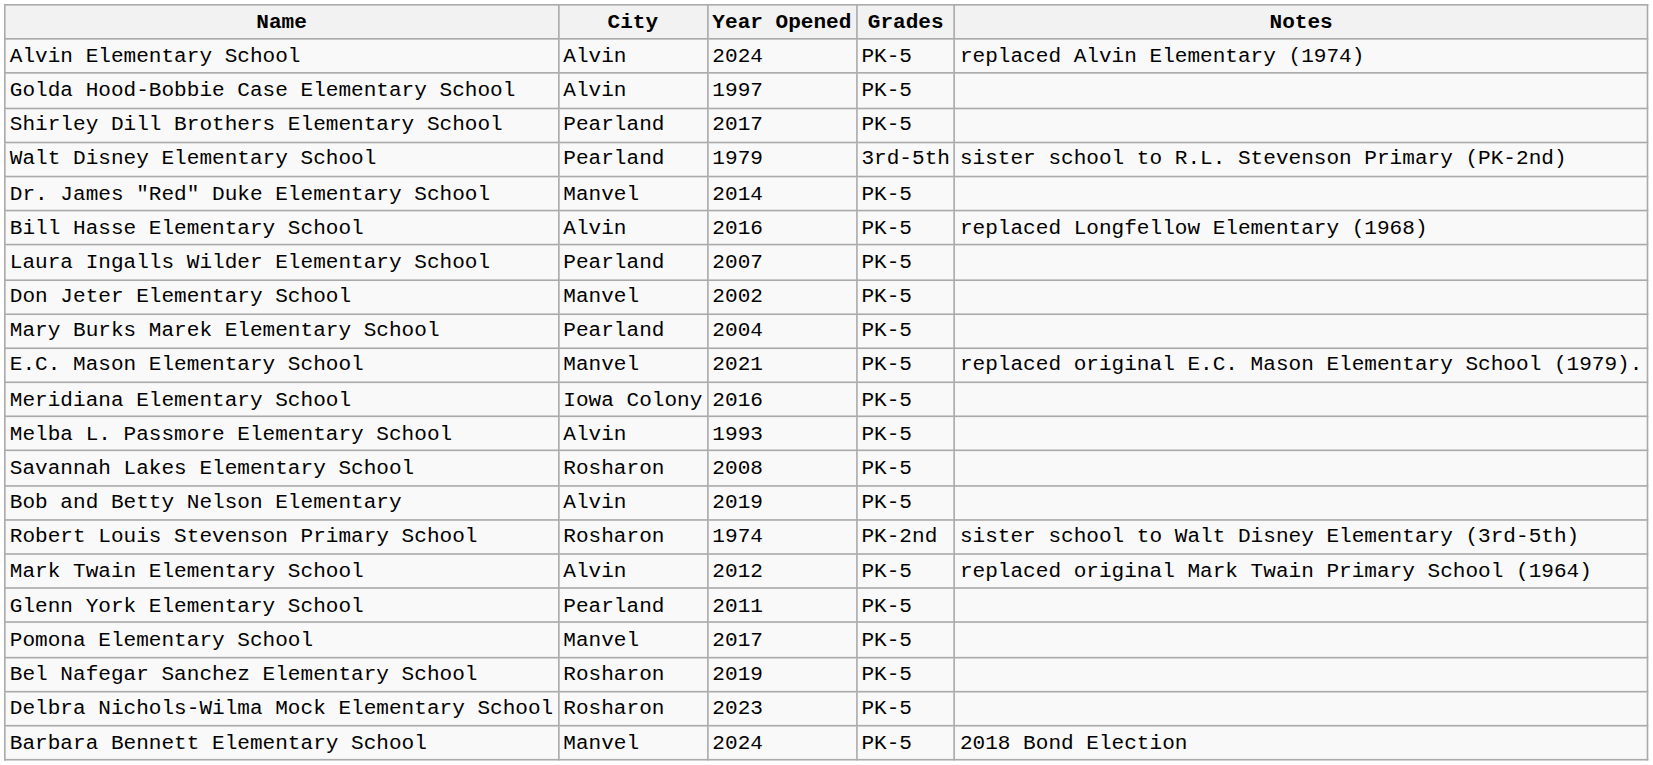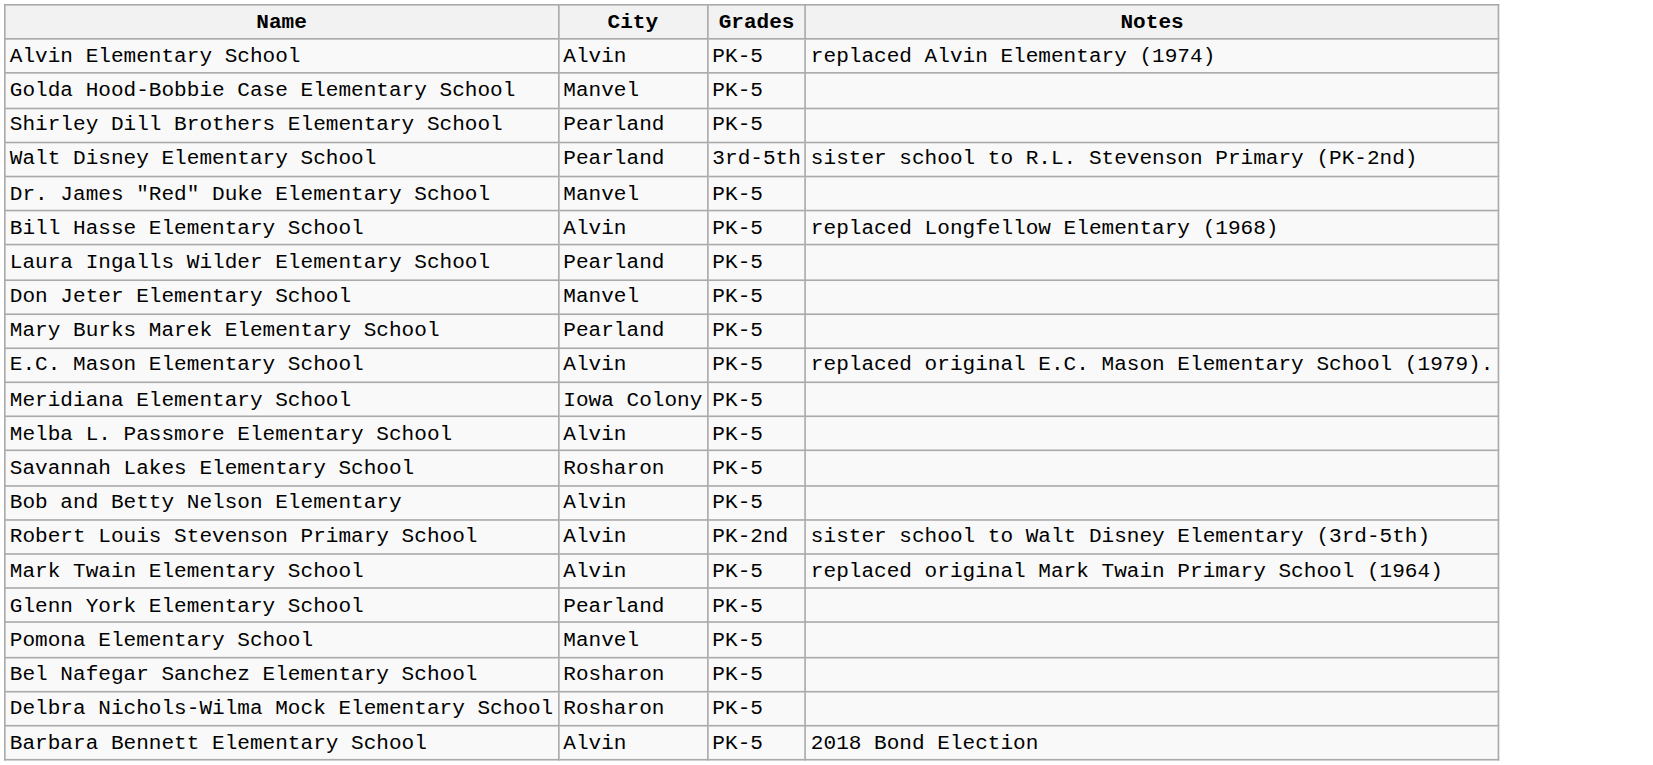- column: (782, 22)
(595, 91) Alvin -> (601, 91) Manvel
(601, 365) Manvel -> (595, 365) Alvin
(614, 537) Rosharon -> (595, 537) Alvin
(601, 743) Manvel -> (595, 743) Alvin
